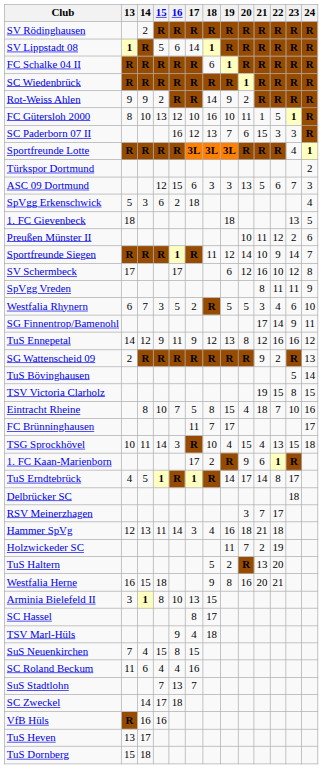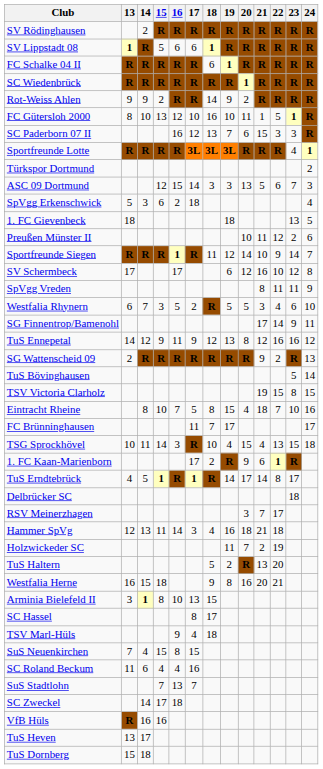(194, 47) 14 -> (194, 47) 6
(194, 185) 6 -> (194, 185) 14
